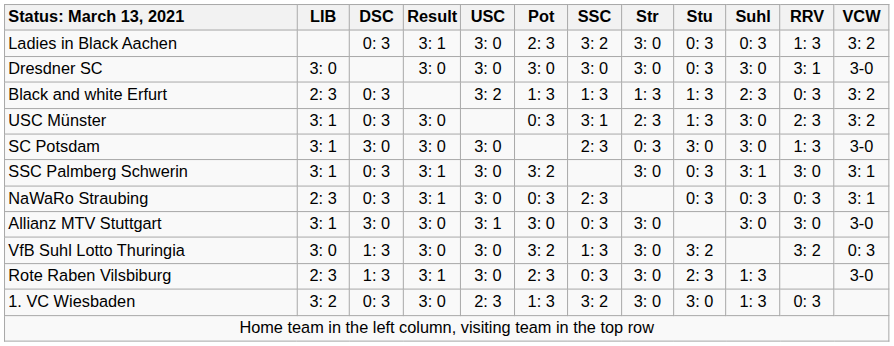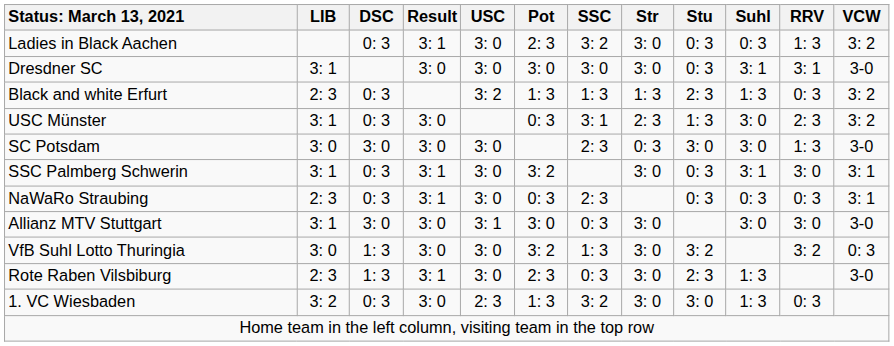(323, 69) 3: 0 -> (323, 69) 3: 1
(753, 69) 3: 0 -> (753, 69) 3: 1
(700, 95) 1: 3 -> (700, 95) 2: 3
(753, 95) 2: 3 -> (753, 95) 1: 3
(323, 146) 3: 1 -> (323, 146) 3: 0
